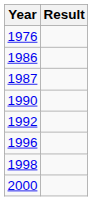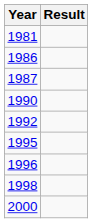- row: (22, 36)
+ row: (22, 36)
+ row: (22, 143)
